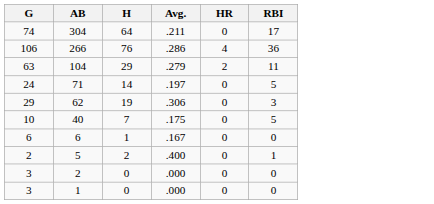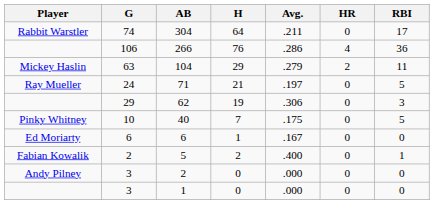+ column: (53, 13)
(127, 84) 14 -> (238, 84) 21
